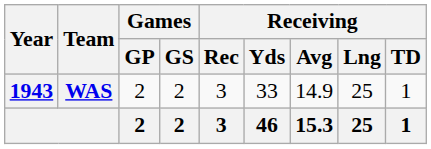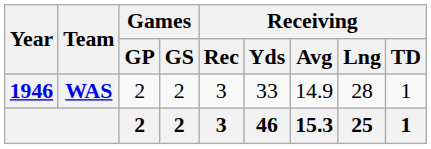(31, 90) 1943 -> (31, 90) 1946
(362, 90) 25 -> (362, 90) 28
